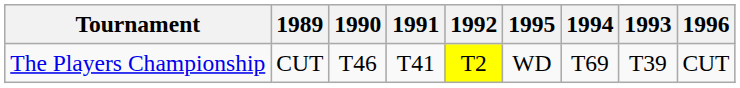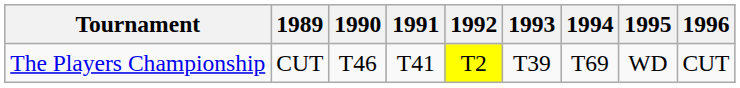columns swapped: (648, 24) <-> (532, 24)
